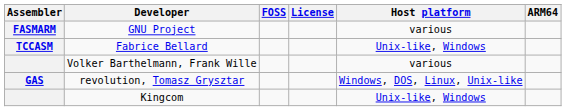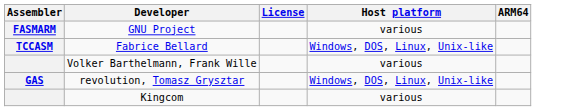- column: (274, 13)
(431, 47) Unix-like, Windows -> (401, 47) Windows, DOS, Linux, Unix-like
(431, 98) Unix-like, Windows -> (401, 98) various
